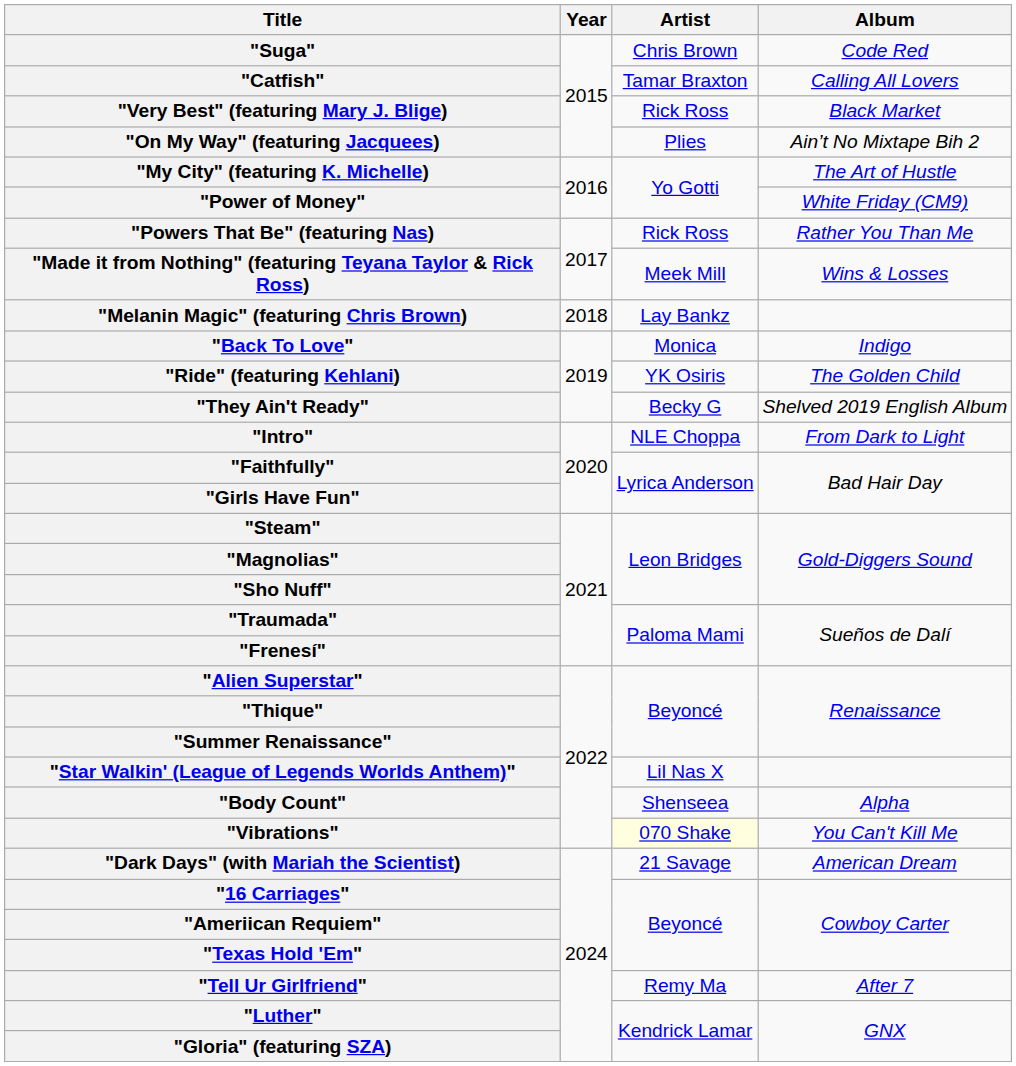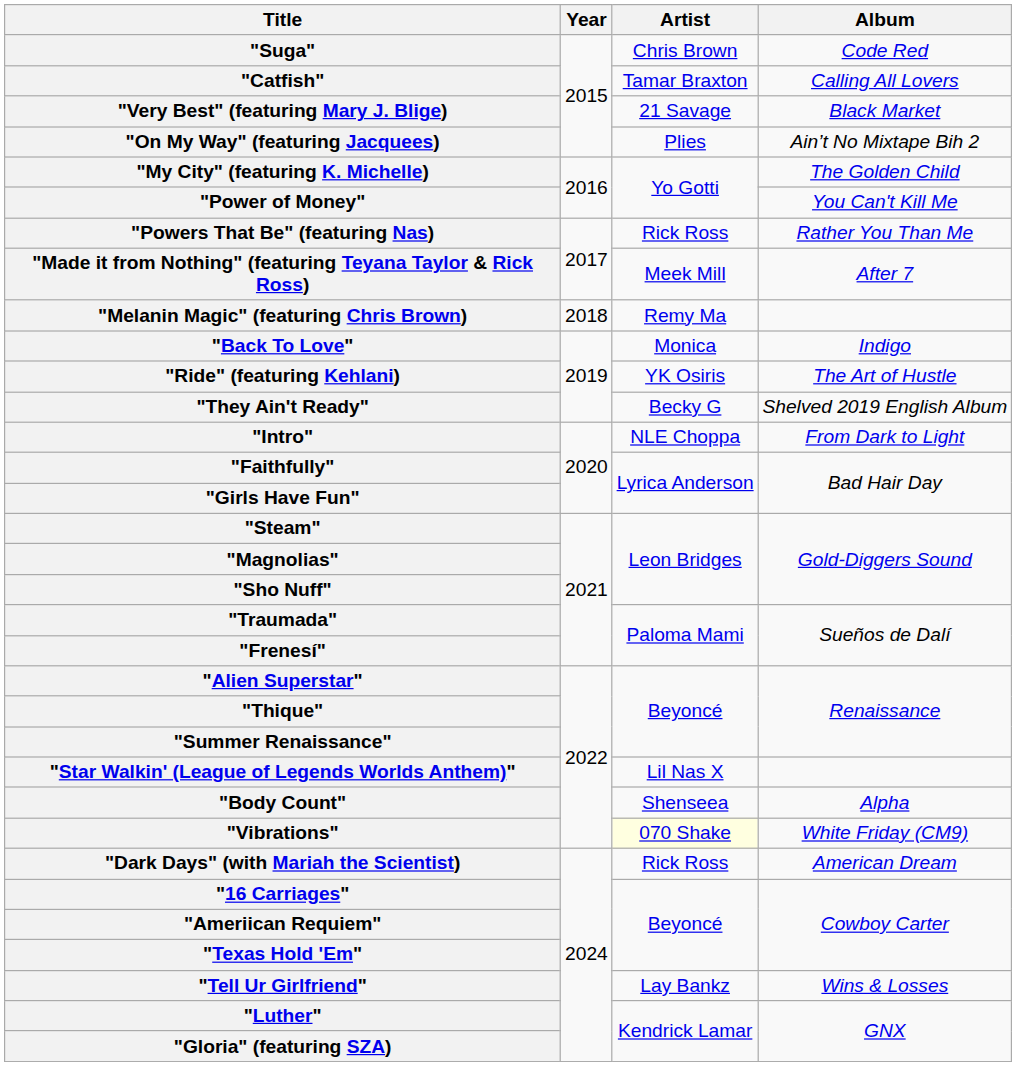(685, 111) Rick Ross -> (685, 111) 21 Savage
(885, 171) The Art of Hustle -> (885, 171) The Golden Child
(885, 202) White Friday (CM9) -> (885, 202) You Can't Kill Me
(885, 274) Wins & Losses -> (885, 274) After 7
(685, 315) Lay Bankz -> (685, 315) Remy Ma
(885, 376) The Golden Child -> (885, 376) The Art of Hustle
(885, 833) You Can't Kill Me -> (885, 833) White Friday (CM9)
(685, 863) 21 Savage -> (685, 863) Rick Ross
(685, 985) Remy Ma -> (685, 985) Lay Bankz
(885, 985) After 7 -> (885, 985) Wins & Losses
